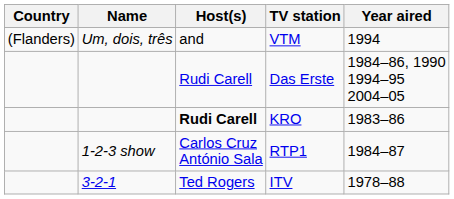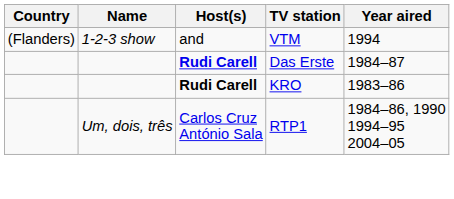(127, 39) Um, dois, três -> (118, 39) 1-2-3 show
(216, 79) normal -> (218, 62) bold
(397, 79) 1984–86, 1990 1994–95 2004–05 -> (376, 62) 1984–87
(118, 150) 1-2-3 show -> (127, 126) Um, dois, três
(376, 150) 1984–87 -> (397, 126) 1984–86, 1990 1994–95 2004–05
- row: (281, 182)
